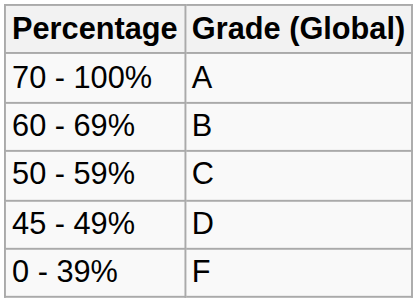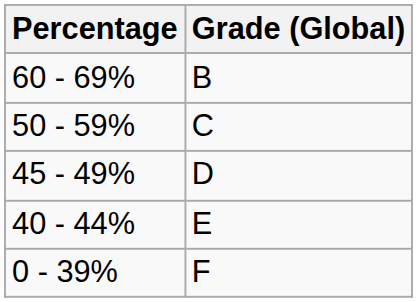- row: (82, 77)
+ row: (74, 223)
